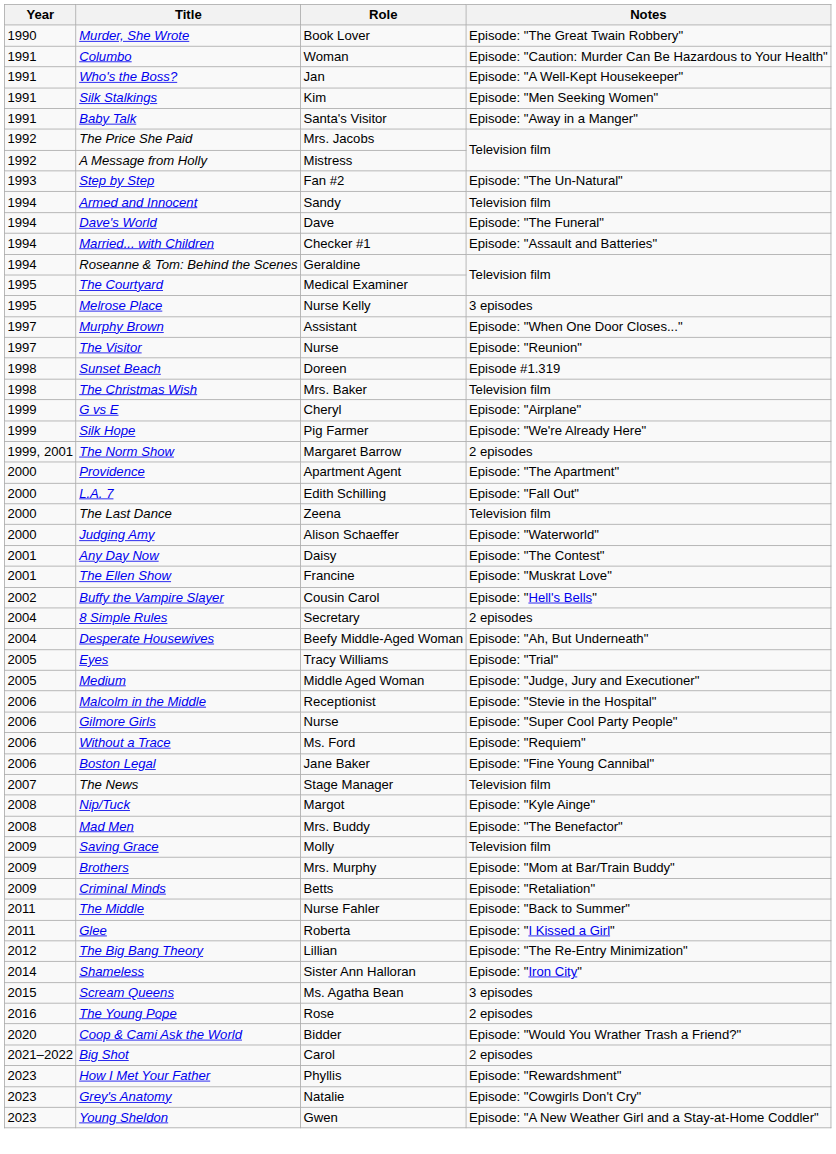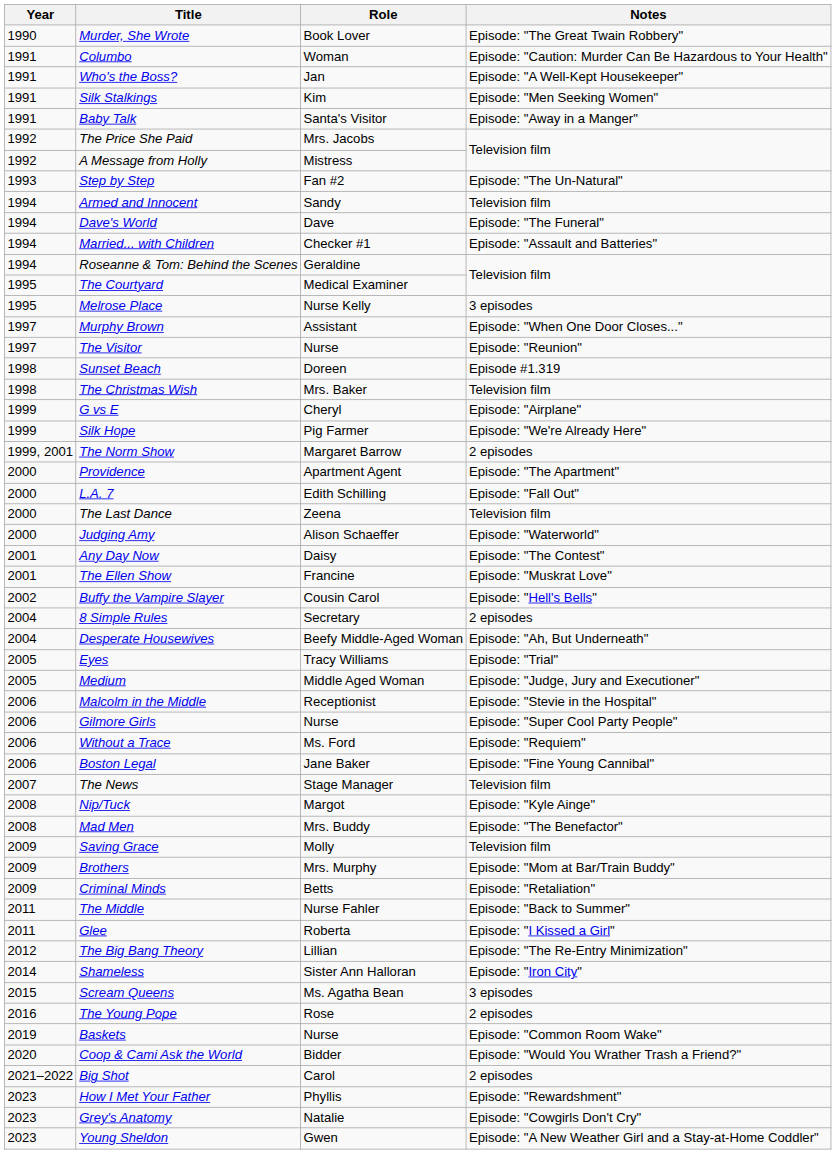+ row: (102, 1034)
